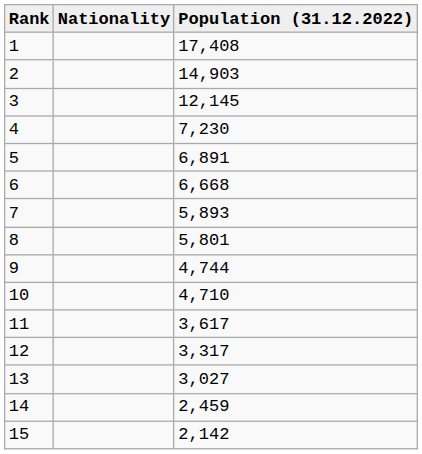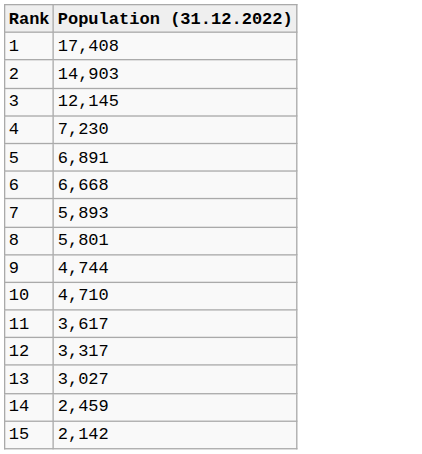- column: (114, 19)
